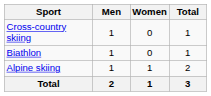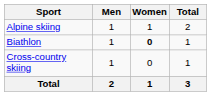rows swapped: (33, 68) <-> (36, 32)
(150, 53) normal -> (150, 42) bold
